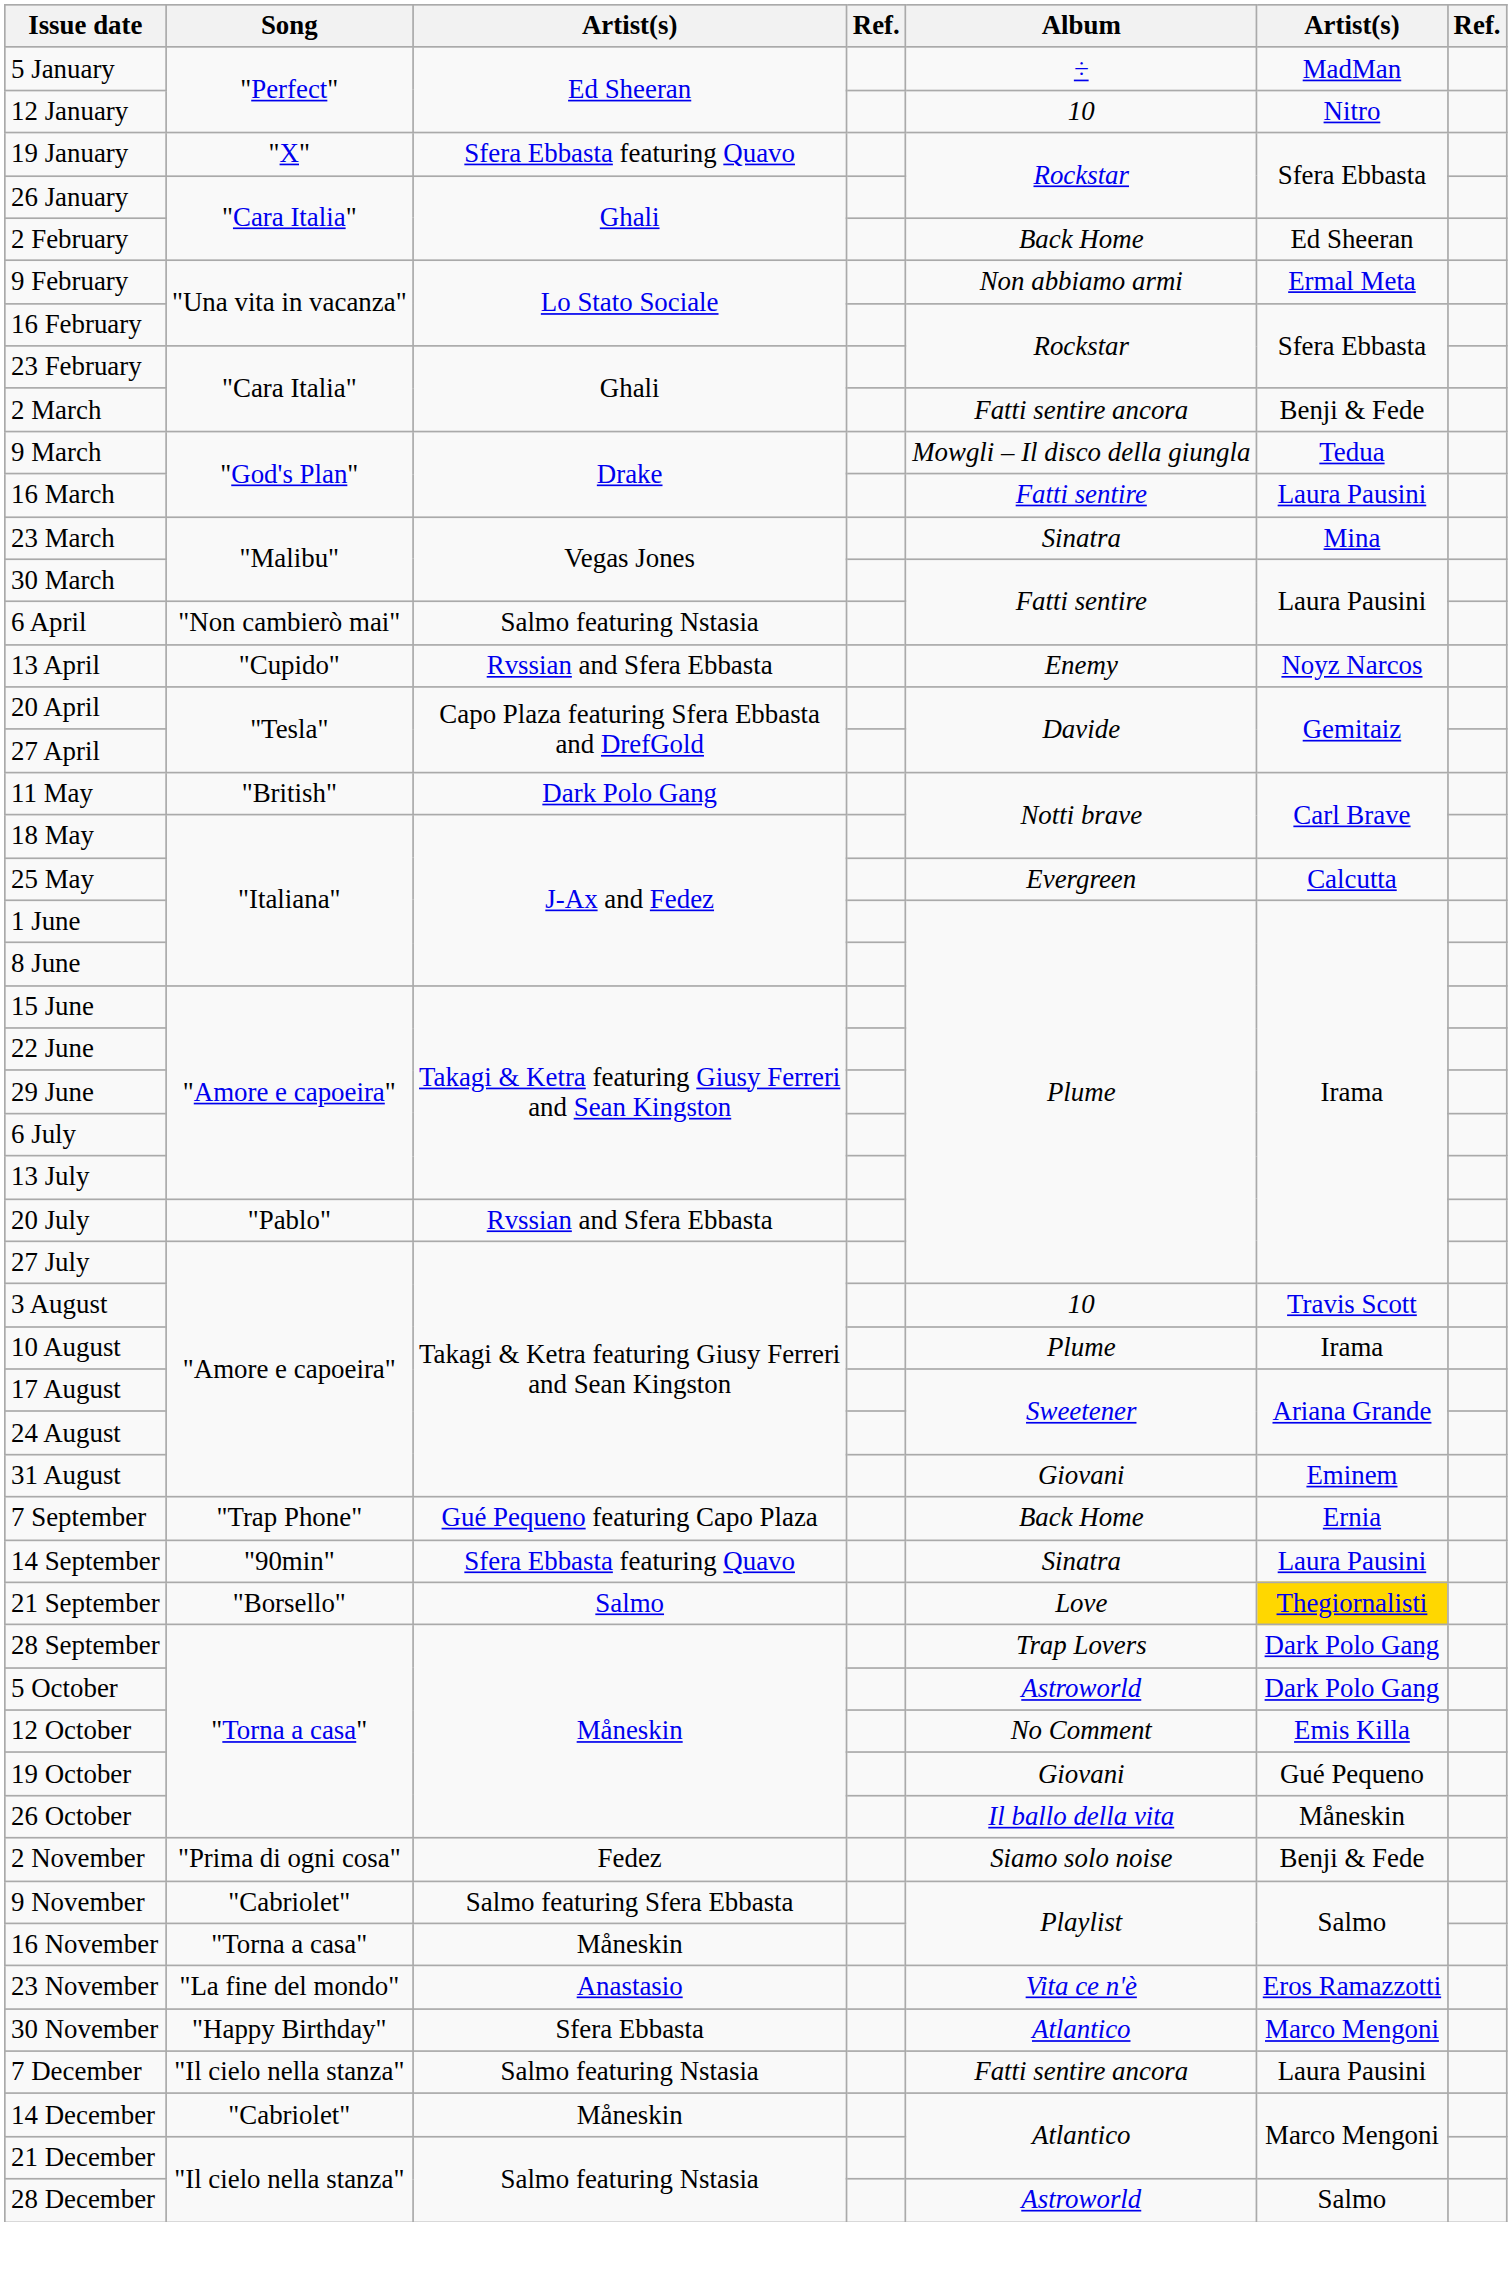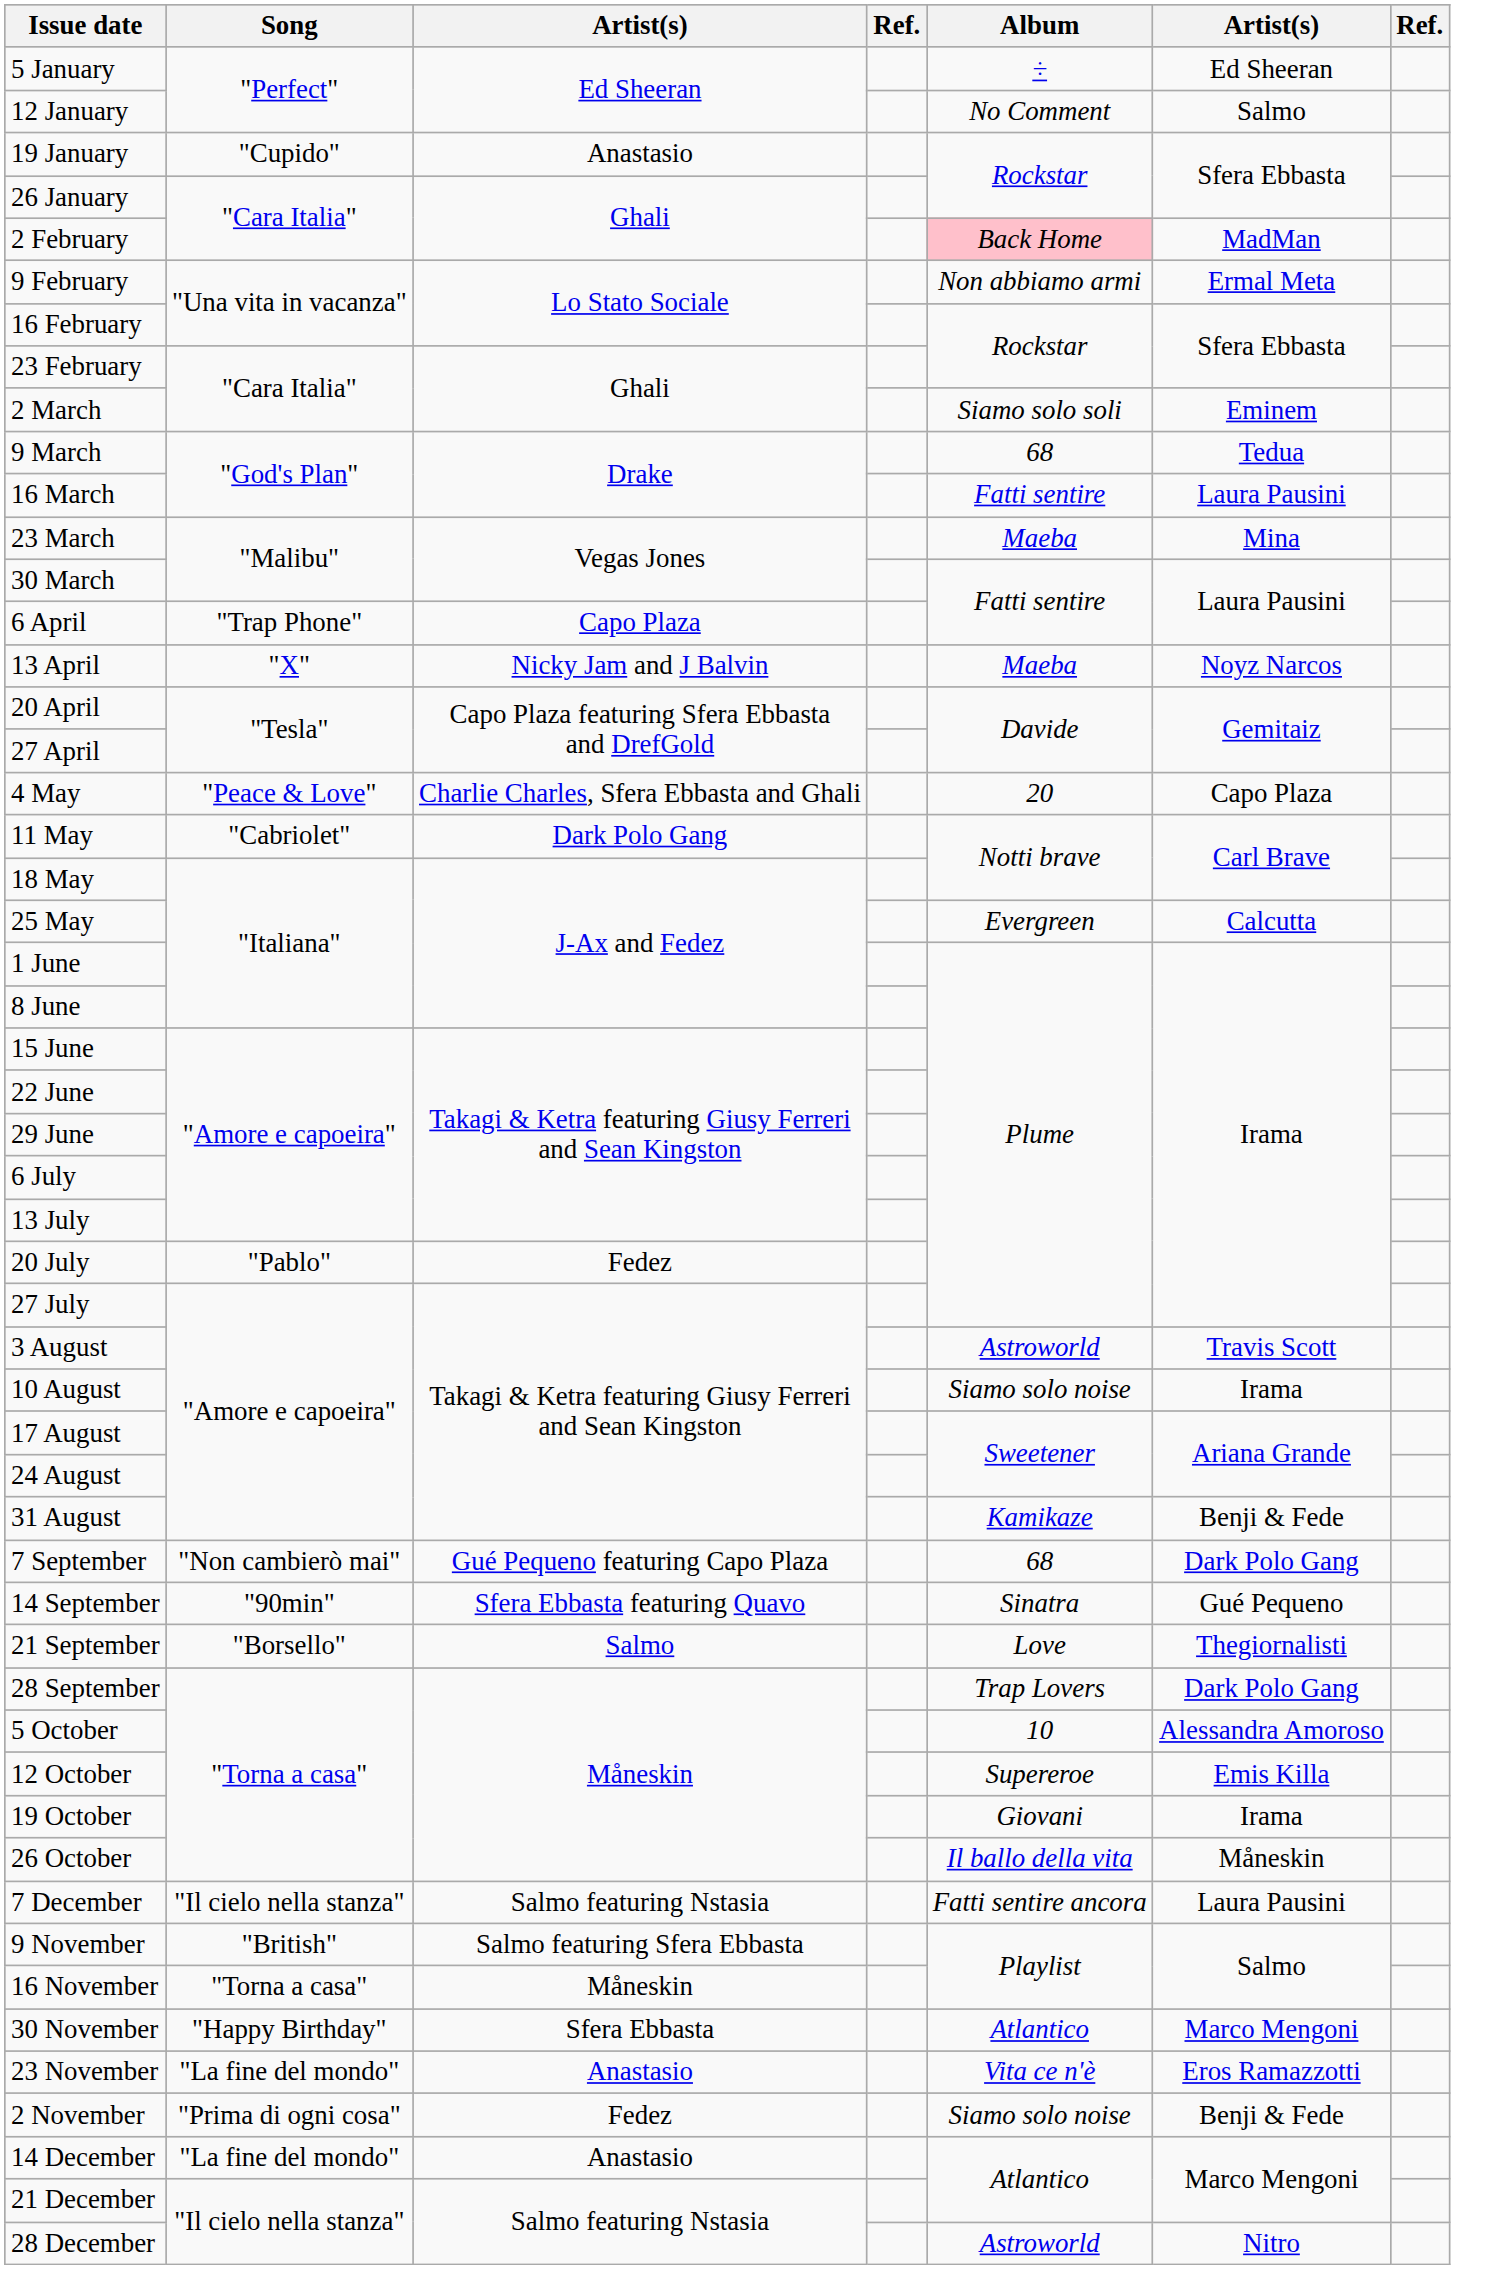(1352, 68) MadMan -> (1271, 68) Ed Sheeran
(1081, 111) 10 -> (1040, 111) No Comment
(1352, 111) Nitro -> (1271, 111) Salmo
(289, 153) "X" -> (289, 153) "Cupido"
(630, 153) Sfera Ebbasta featuring Quavo -> (640, 153) Anastasio
(1081, 238) no background -> (1040, 238) pink background
(1352, 238) Ed Sheeran -> (1271, 238) MadMan
(1081, 409) Fatti sentire ancora -> (1040, 409) Siamo solo soli
(1352, 409) Benji & Fede -> (1271, 409) Eminem
(1081, 452) Mowgli – Il disco della giungla -> (1040, 452) 68
(1081, 537) Sinatra -> (1040, 537) Maeba
(289, 622) "Non cambierò mai" -> (289, 622) "Trap Phone"
(630, 622) Salmo featuring Nstasia -> (640, 622) Capo Plaza
(289, 665) "Cupido" -> (289, 665) "X"
(630, 665) Rvssian and Sfera Ebbasta -> (640, 665) Nicky Jam and J Balvin
(1081, 665) Enemy -> (1040, 665) Maeba
+ row: (46, 793)
(289, 793) "British" -> (289, 835) "Cabriolet"
(630, 1219) Rvssian and Sfera Ebbasta -> (640, 1262) Fedez
(1081, 1304) 10 -> (1040, 1347) Astroworld
(1081, 1347) Plume -> (1040, 1389) Siamo solo noise
(1081, 1475) Giovani -> (1040, 1517) Kamikaze
(1352, 1475) Eminem -> (1271, 1517) Benji & Fede
(289, 1517) "Trap Phone" -> (289, 1560) "Non cambierò mai"
(1081, 1517) Back Home -> (1040, 1560) 68
(1352, 1517) Ernia -> (1271, 1560) Dark Polo Gang
(1352, 1560) Laura Pausini -> (1271, 1603) Gué Pequeno
(1352, 1603) gold background -> (1271, 1645) no background
(1081, 1688) Astroworld -> (1040, 1731) 10
(1352, 1688) Dark Polo Gang -> (1271, 1731) Alessandra Amoroso
(1081, 1731) No Comment -> (1040, 1773) Supereroe
(1352, 1773) Gué Pequeno -> (1271, 1816) Irama
rows swapped: (78, 1858) <-> (76, 2072)
(289, 1901) "Cabriolet" -> (289, 1944) "British"
rows swapped: (85, 1986) <-> (85, 2029)
(289, 2114) "Cabriolet" -> (289, 2157) "La fine del mondo"
(630, 2114) Måneskin -> (640, 2157) Anastasio
(1352, 2199) Salmo -> (1271, 2242) Nitro
